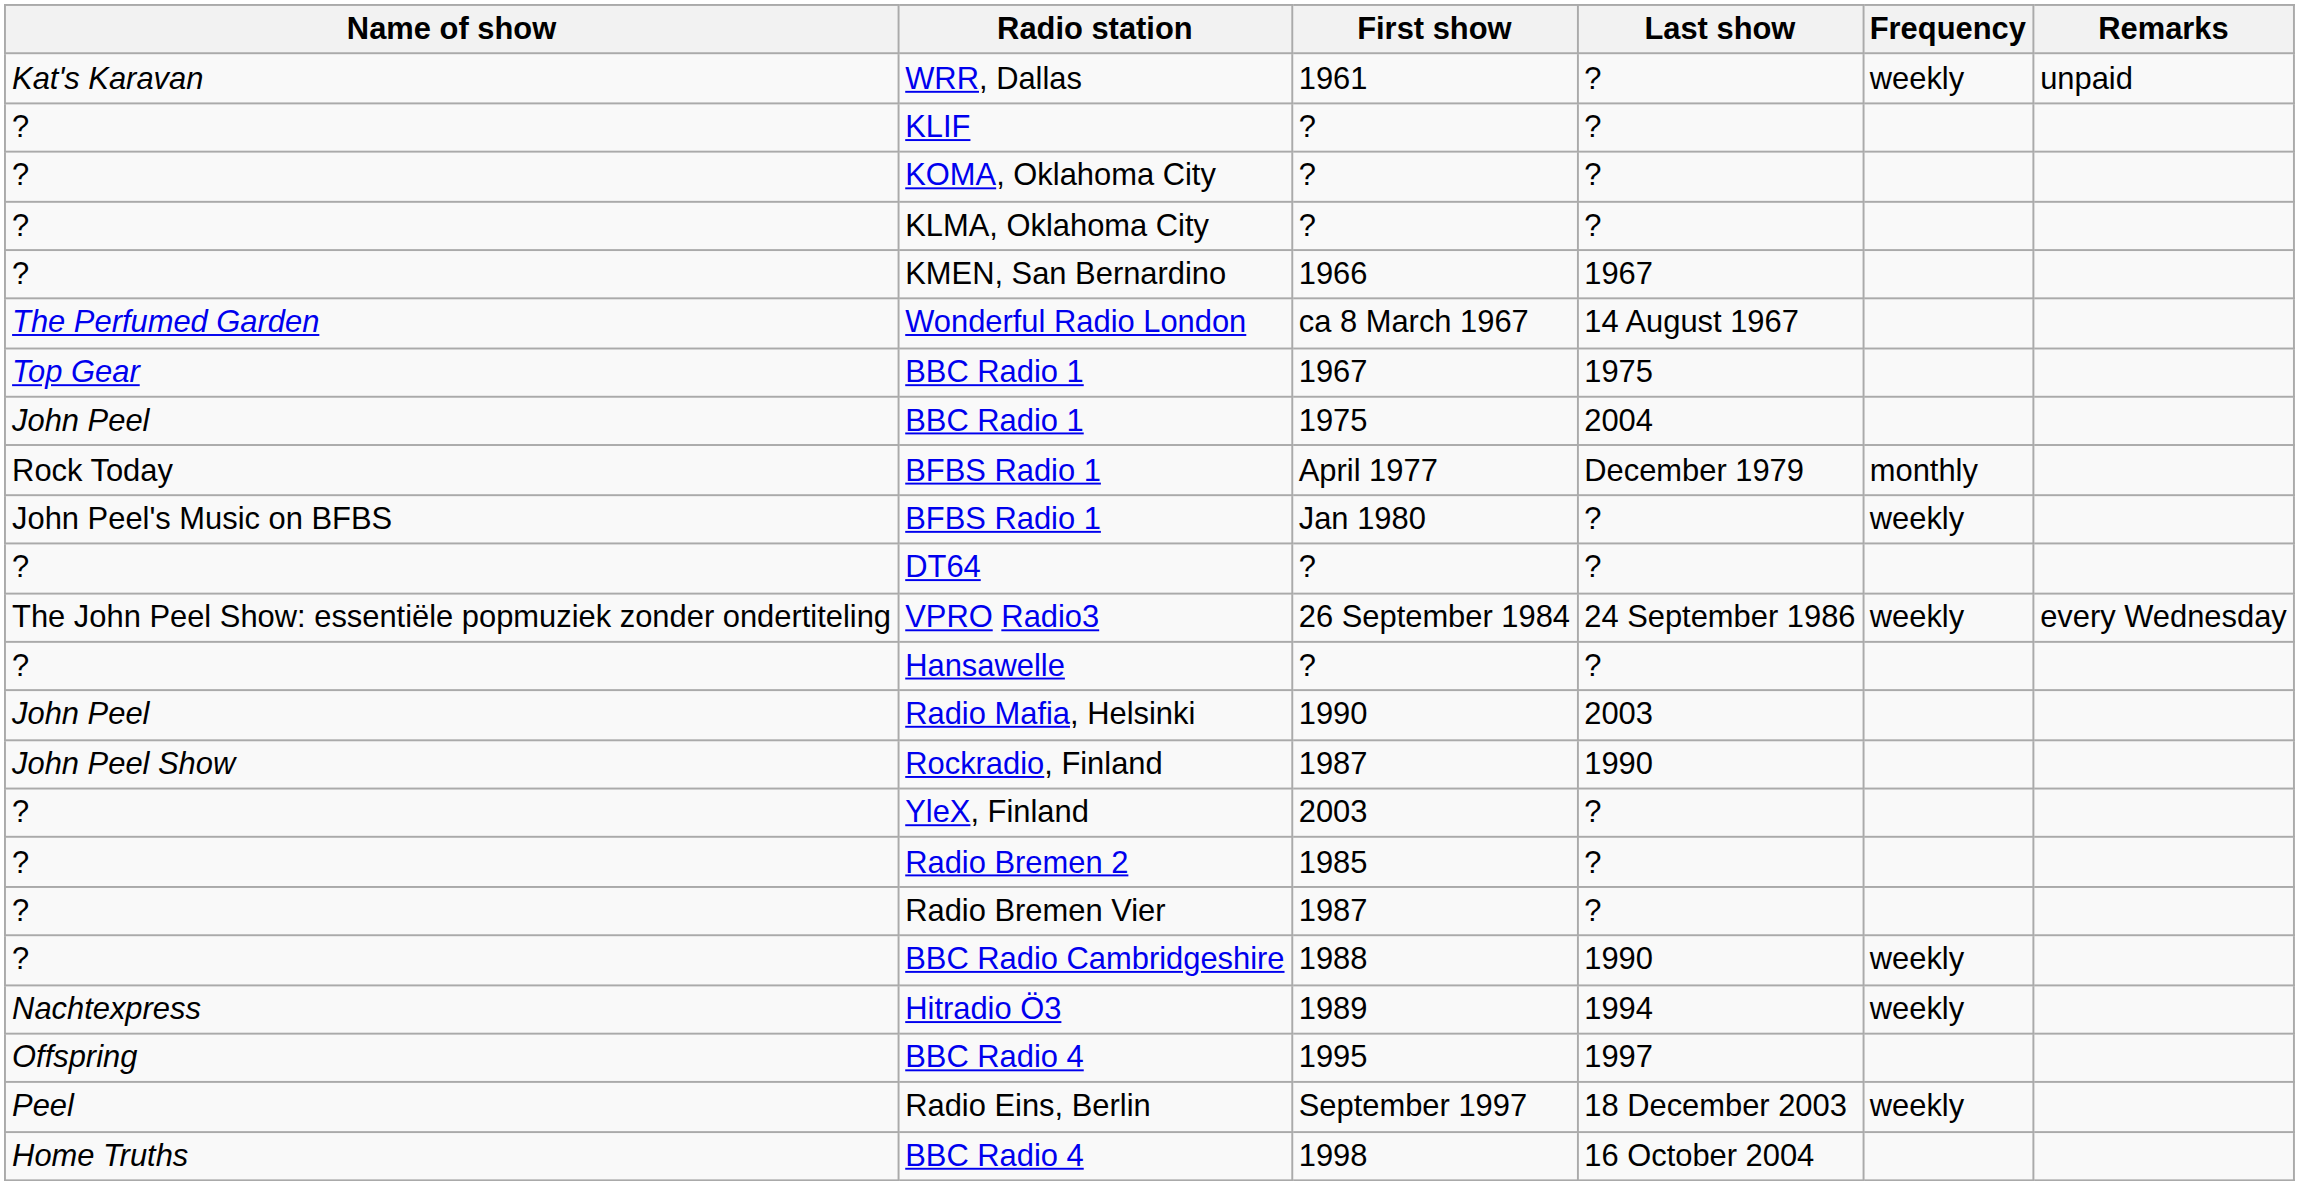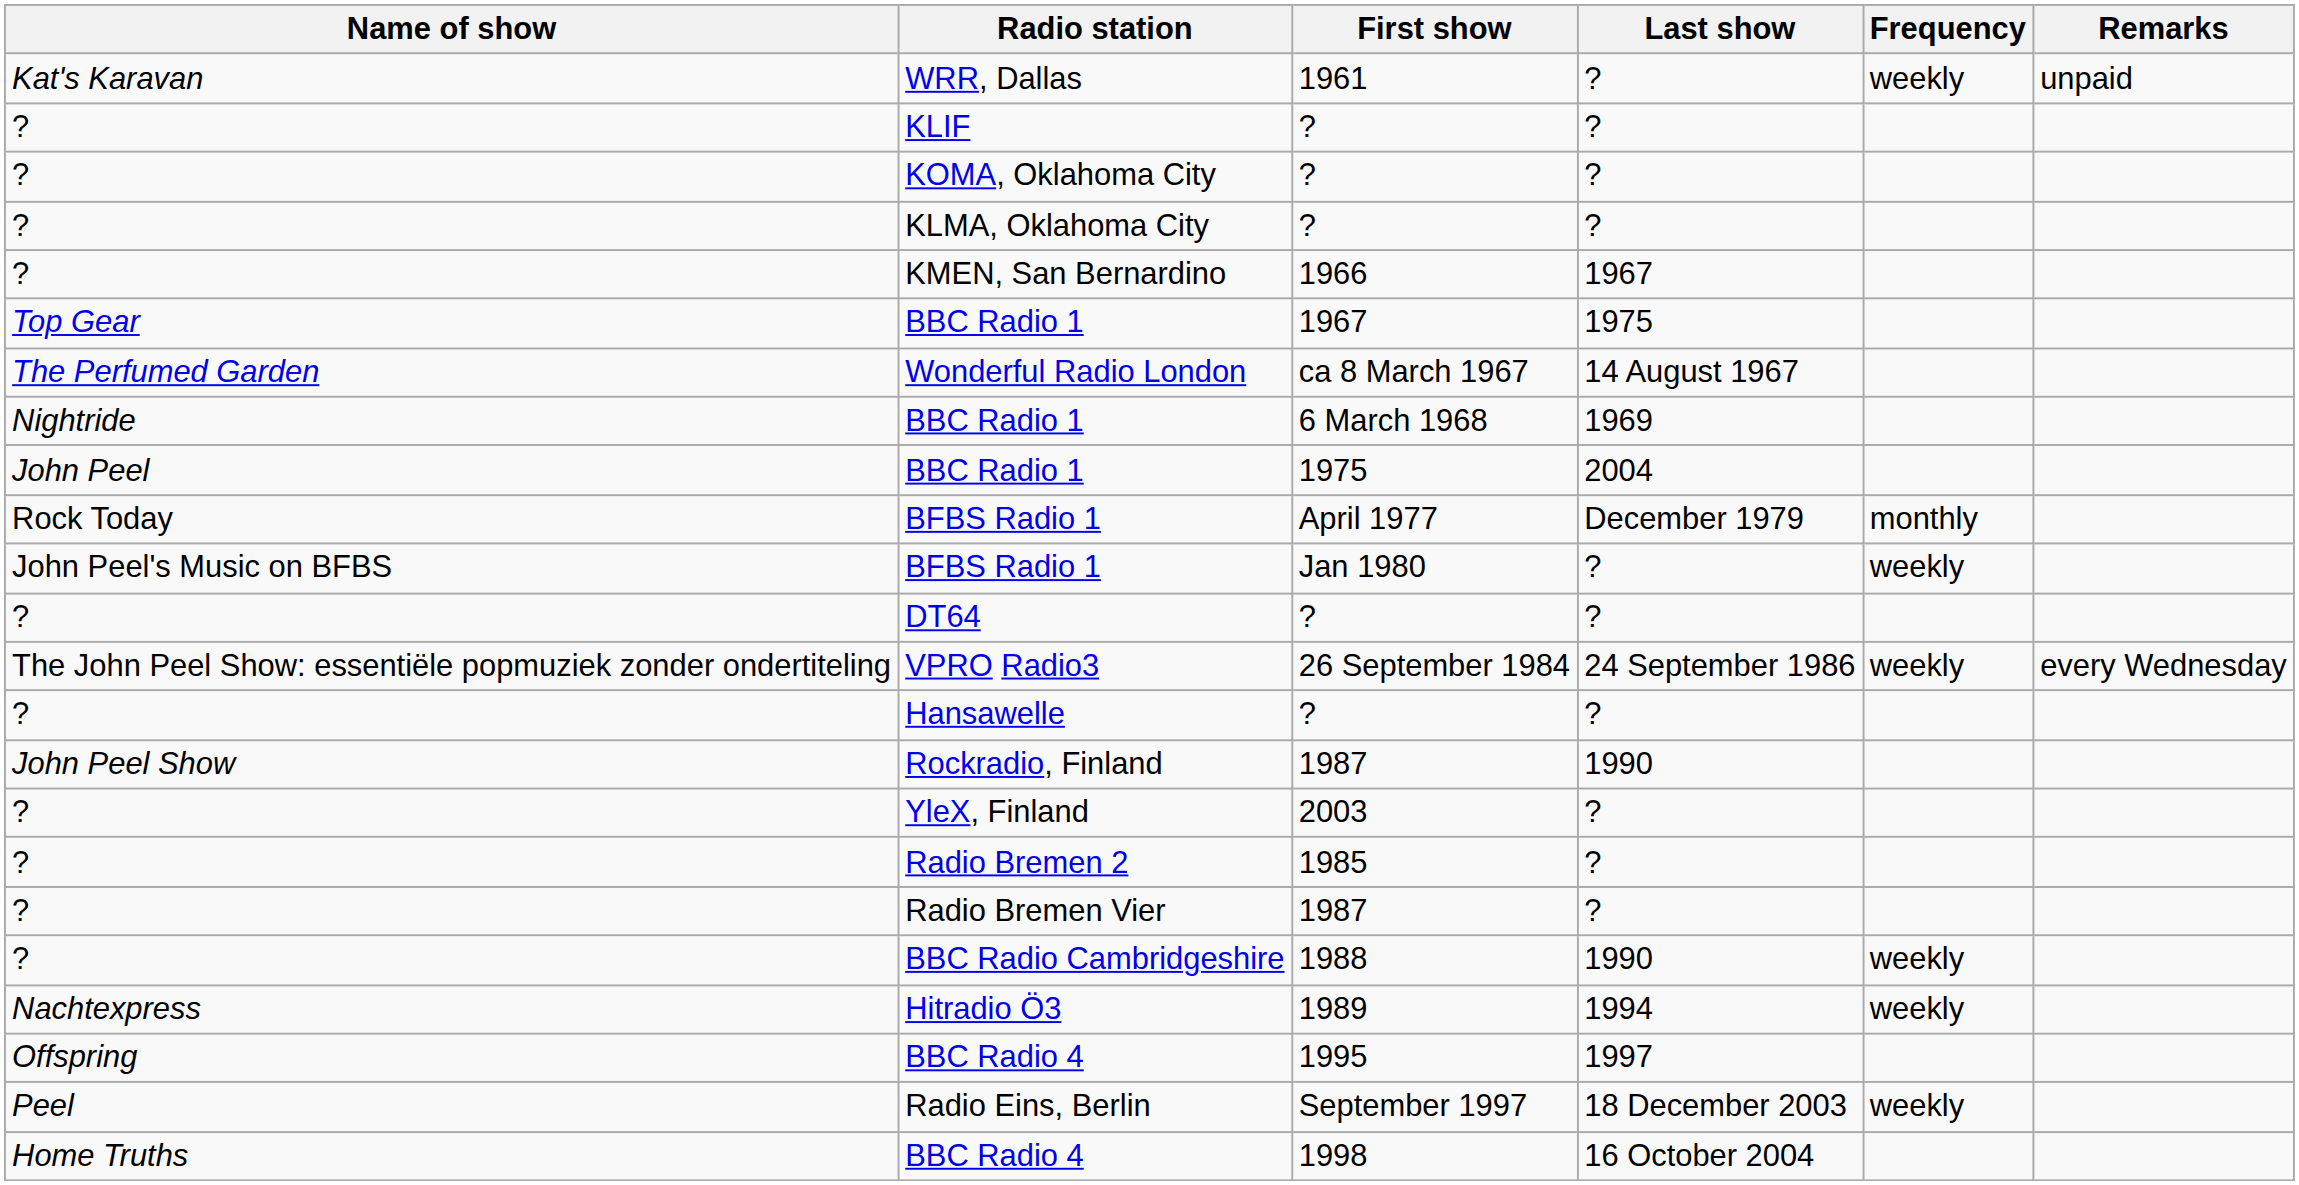rows swapped: (1076, 322) <-> (994, 371)
+ row: (994, 420)
- row: (1050, 714)
